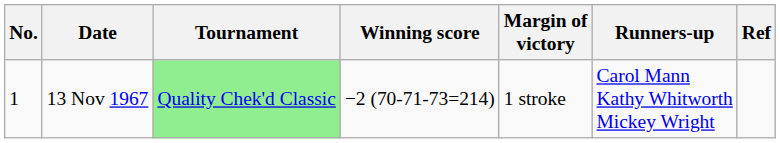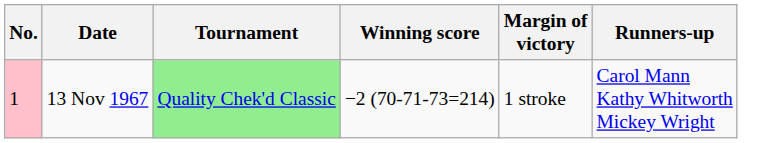- column: (756, 32)
(14, 98) no background -> (14, 98) pink background
